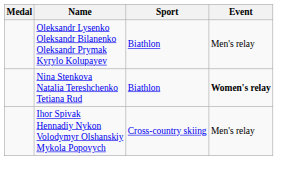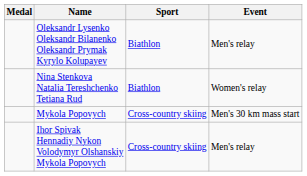(241, 88) bold -> (239, 88) normal
+ row: (71, 114)
